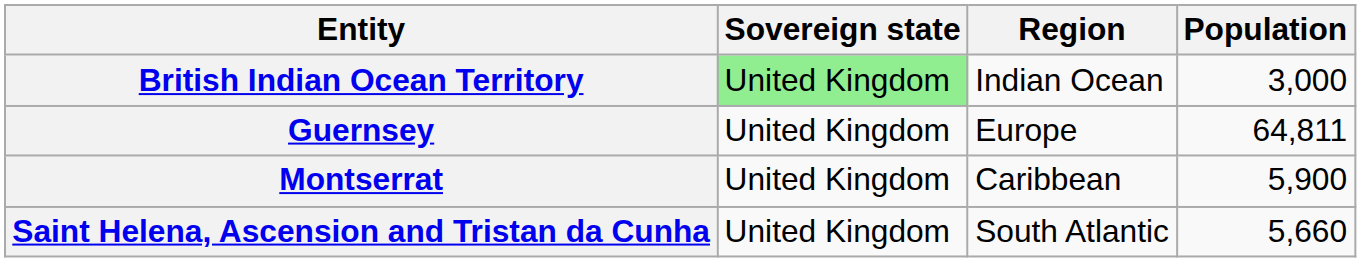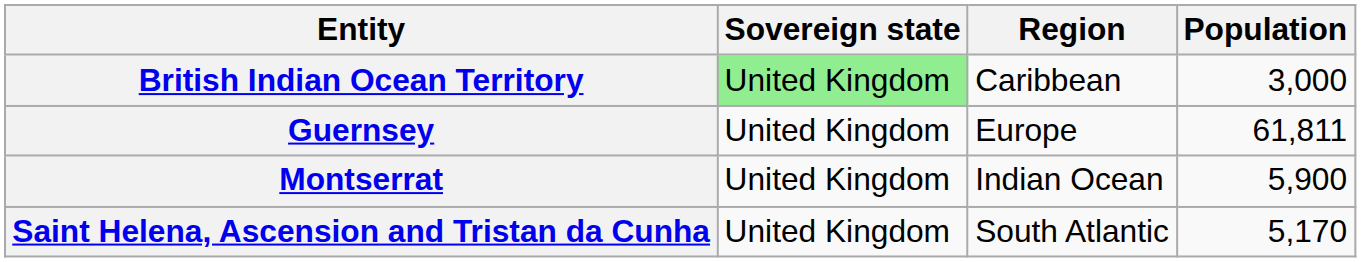(1069, 79) Indian Ocean -> (1048, 79) Caribbean
(1300, 130) 64,811 -> (1300, 130) 61,811
(1048, 180) Caribbean -> (1069, 180) Indian Ocean
(1307, 230) 5,660 -> (1307, 230) 5,170
